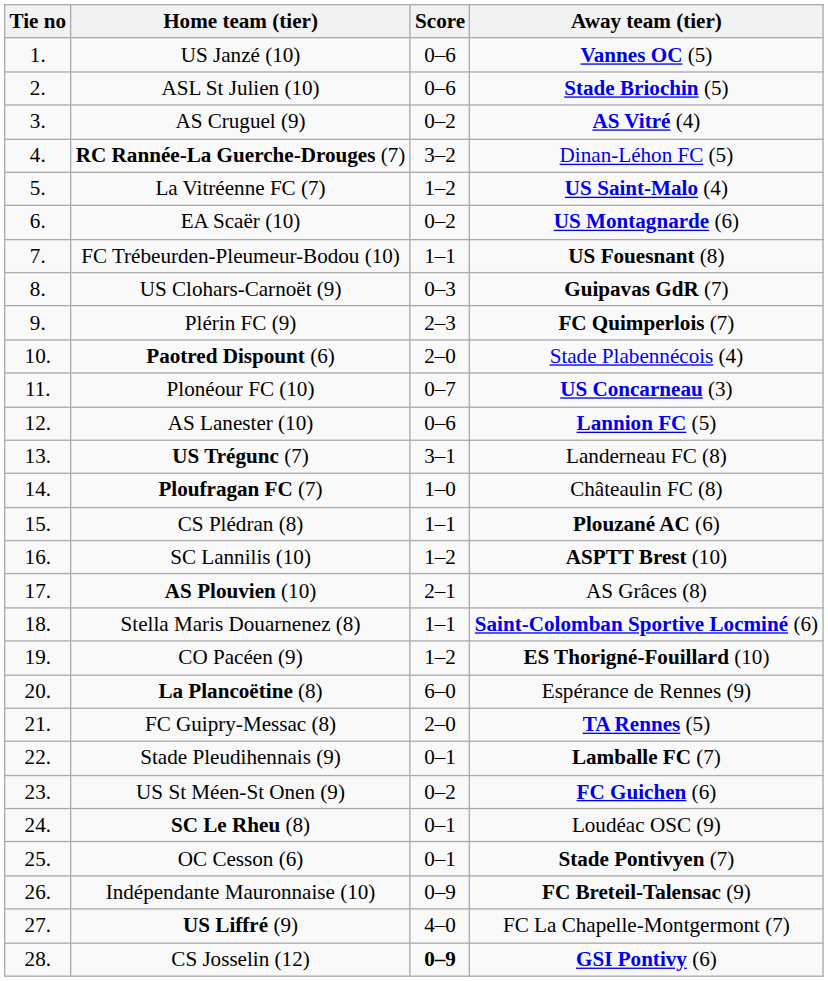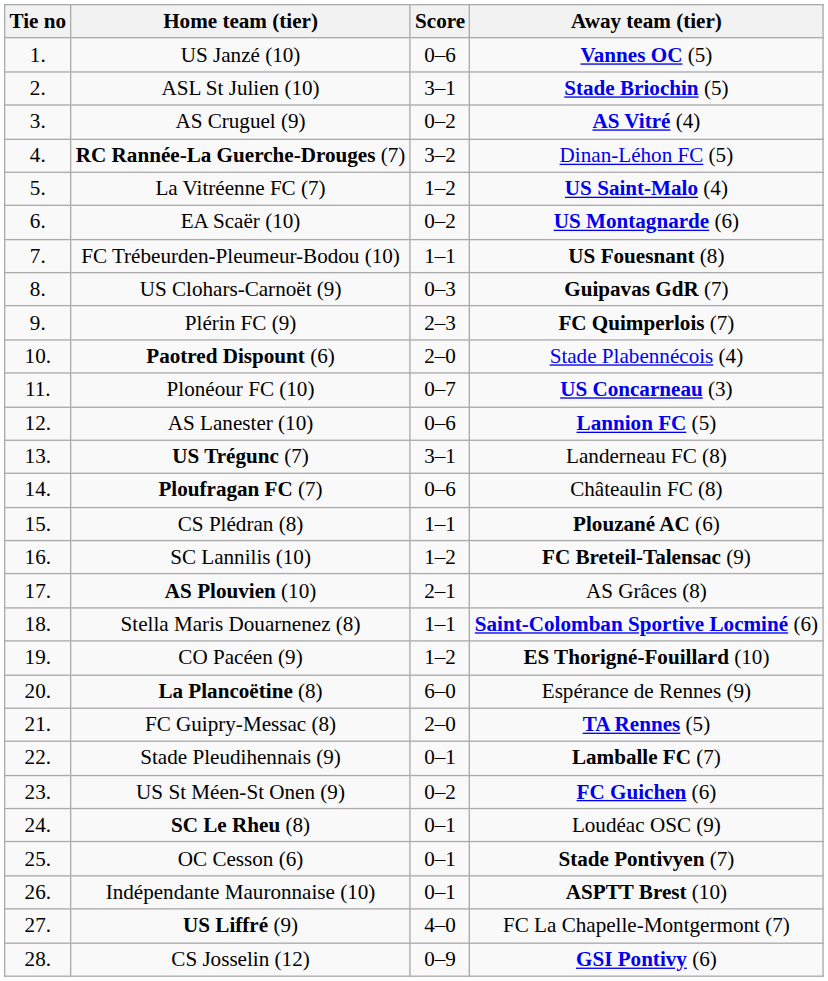(440, 88) 0–6 -> (440, 88) 3–1
(440, 490) 1–0 -> (440, 490) 0–6
(646, 557) ASPTT Brest (10) -> (646, 557) FC Breteil-Talensac (9)
(440, 892) 0–9 -> (440, 892) 0–1
(646, 892) FC Breteil-Talensac (9) -> (646, 892) ASPTT Brest (10)
(440, 959) bold -> (440, 959) normal
